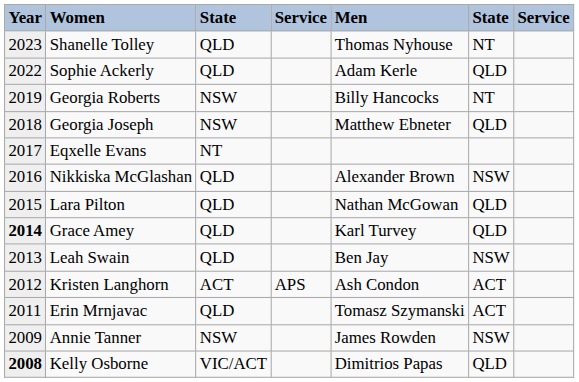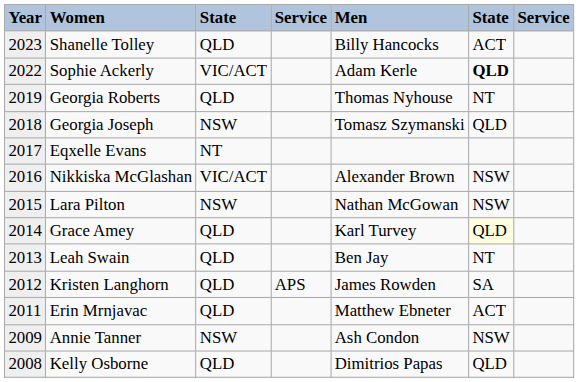(394, 44) Thomas Nyhouse -> (387, 44) Billy Hancocks
(484, 44) NT -> (489, 44) ACT
(217, 71) QLD -> (233, 71) VIC/ACT
(490, 71) normal -> (491, 71) bold
(218, 97) NSW -> (217, 97) QLD
(387, 97) Billy Hancocks -> (394, 97) Thomas Nyhouse
(393, 124) Matthew Ebneter -> (400, 124) Tomasz Szymanski
(217, 177) QLD -> (233, 177) VIC/ACT
(217, 204) QLD -> (218, 204) NSW
(490, 204) QLD -> (491, 204) NSW
(25, 230) bold -> (25, 230) normal
(490, 230) no background -> (490, 230) lightyellow background
(491, 257) NSW -> (484, 257) NT
(217, 284) ACT -> (217, 284) QLD
(377, 284) Ash Condon -> (385, 284) James Rowden
(489, 284) ACT -> (483, 284) SA
(400, 310) Tomasz Szymanski -> (393, 310) Matthew Ebneter
(385, 337) James Rowden -> (377, 337) Ash Condon
(25, 364) bold -> (25, 364) normal
(233, 364) VIC/ACT -> (217, 364) QLD
